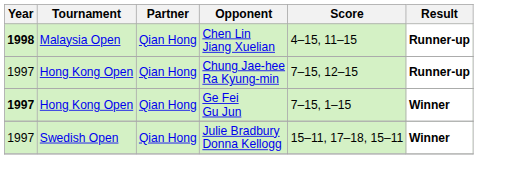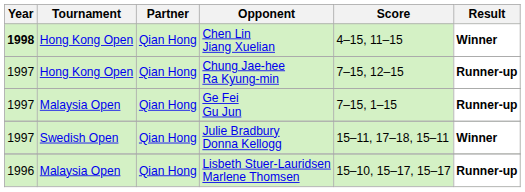(80, 40) Malaysia Open -> (87, 40) Hong Kong Open
(439, 40) Runner-up -> (477, 40) Winner
(21, 105) bold -> (21, 105) normal
(87, 105) Hong Kong Open -> (80, 105) Malaysia Open
(429, 105) Winner -> (487, 105) Runner-up
+ row: (267, 170)
